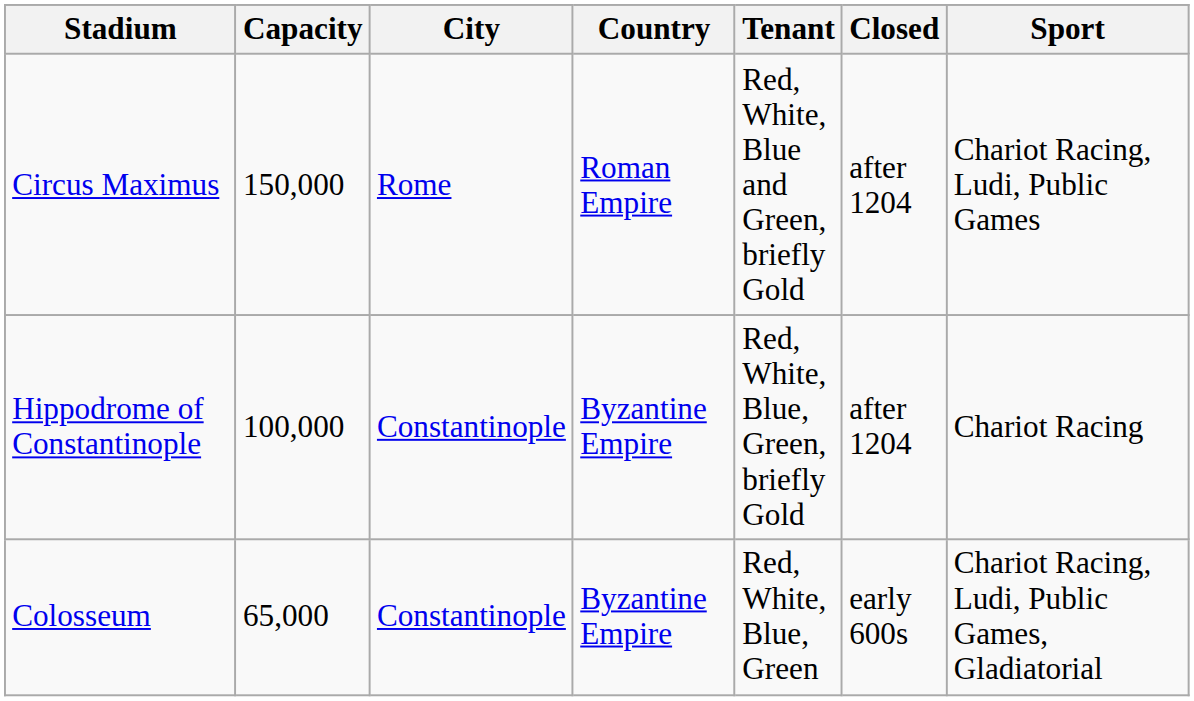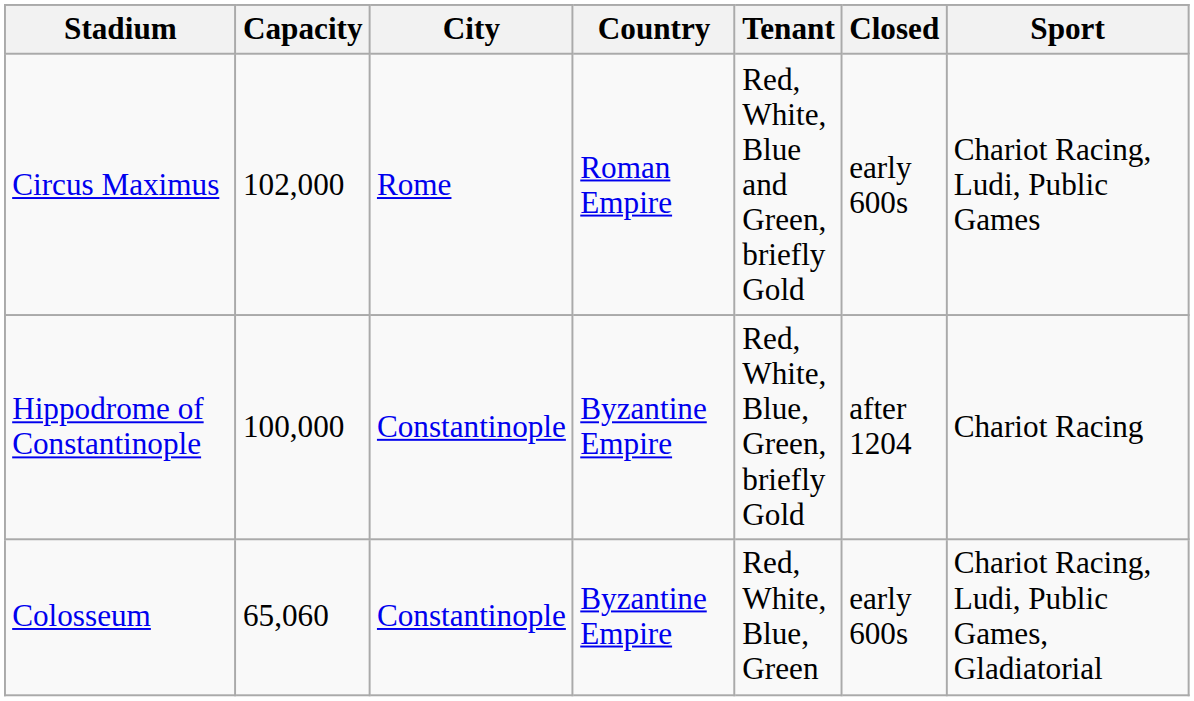(294, 184) 150,000 -> (294, 184) 102,000
(880, 184) after 1204 -> (880, 184) early 600s
(286, 616) 65,000 -> (286, 616) 65,060
